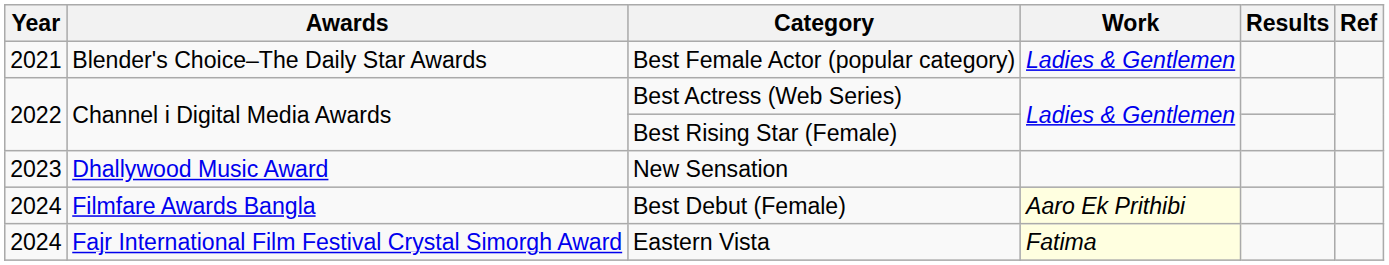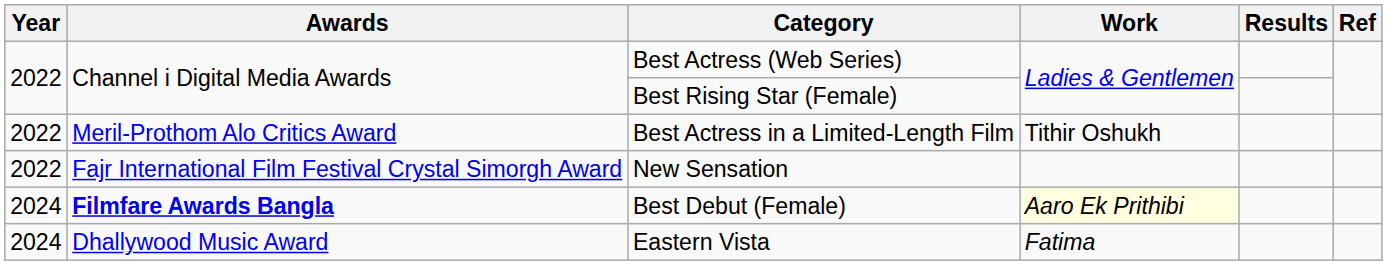- row: (824, 60)
+ row: (823, 133)
(36, 170) 2023 -> (36, 170) 2022
(200, 170) Dhallywood Music Award -> (347, 170) Fajr International Film Festival Crystal Simorgh Award
(194, 206) normal -> (203, 206) bold
(347, 243) Fajr International Film Festival Crystal Simorgh Award -> (200, 243) Dhallywood Music Award
(1061, 243) lightyellow background -> (1060, 243) no background
